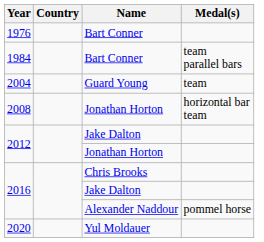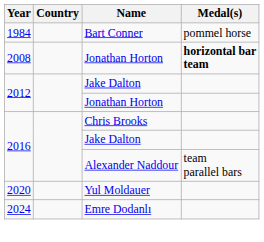- row: (19, 32)
(213, 58) team parallel bars -> (217, 32) pommel horse
- row: (19, 83)
(217, 108) normal -> (220, 58) bold
(217, 209) pommel horse -> (213, 165) team parallel bars
+ row: (19, 209)
